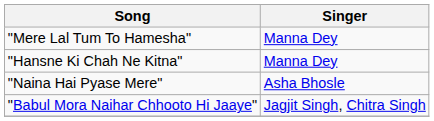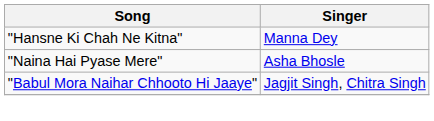- row: (99, 38)
